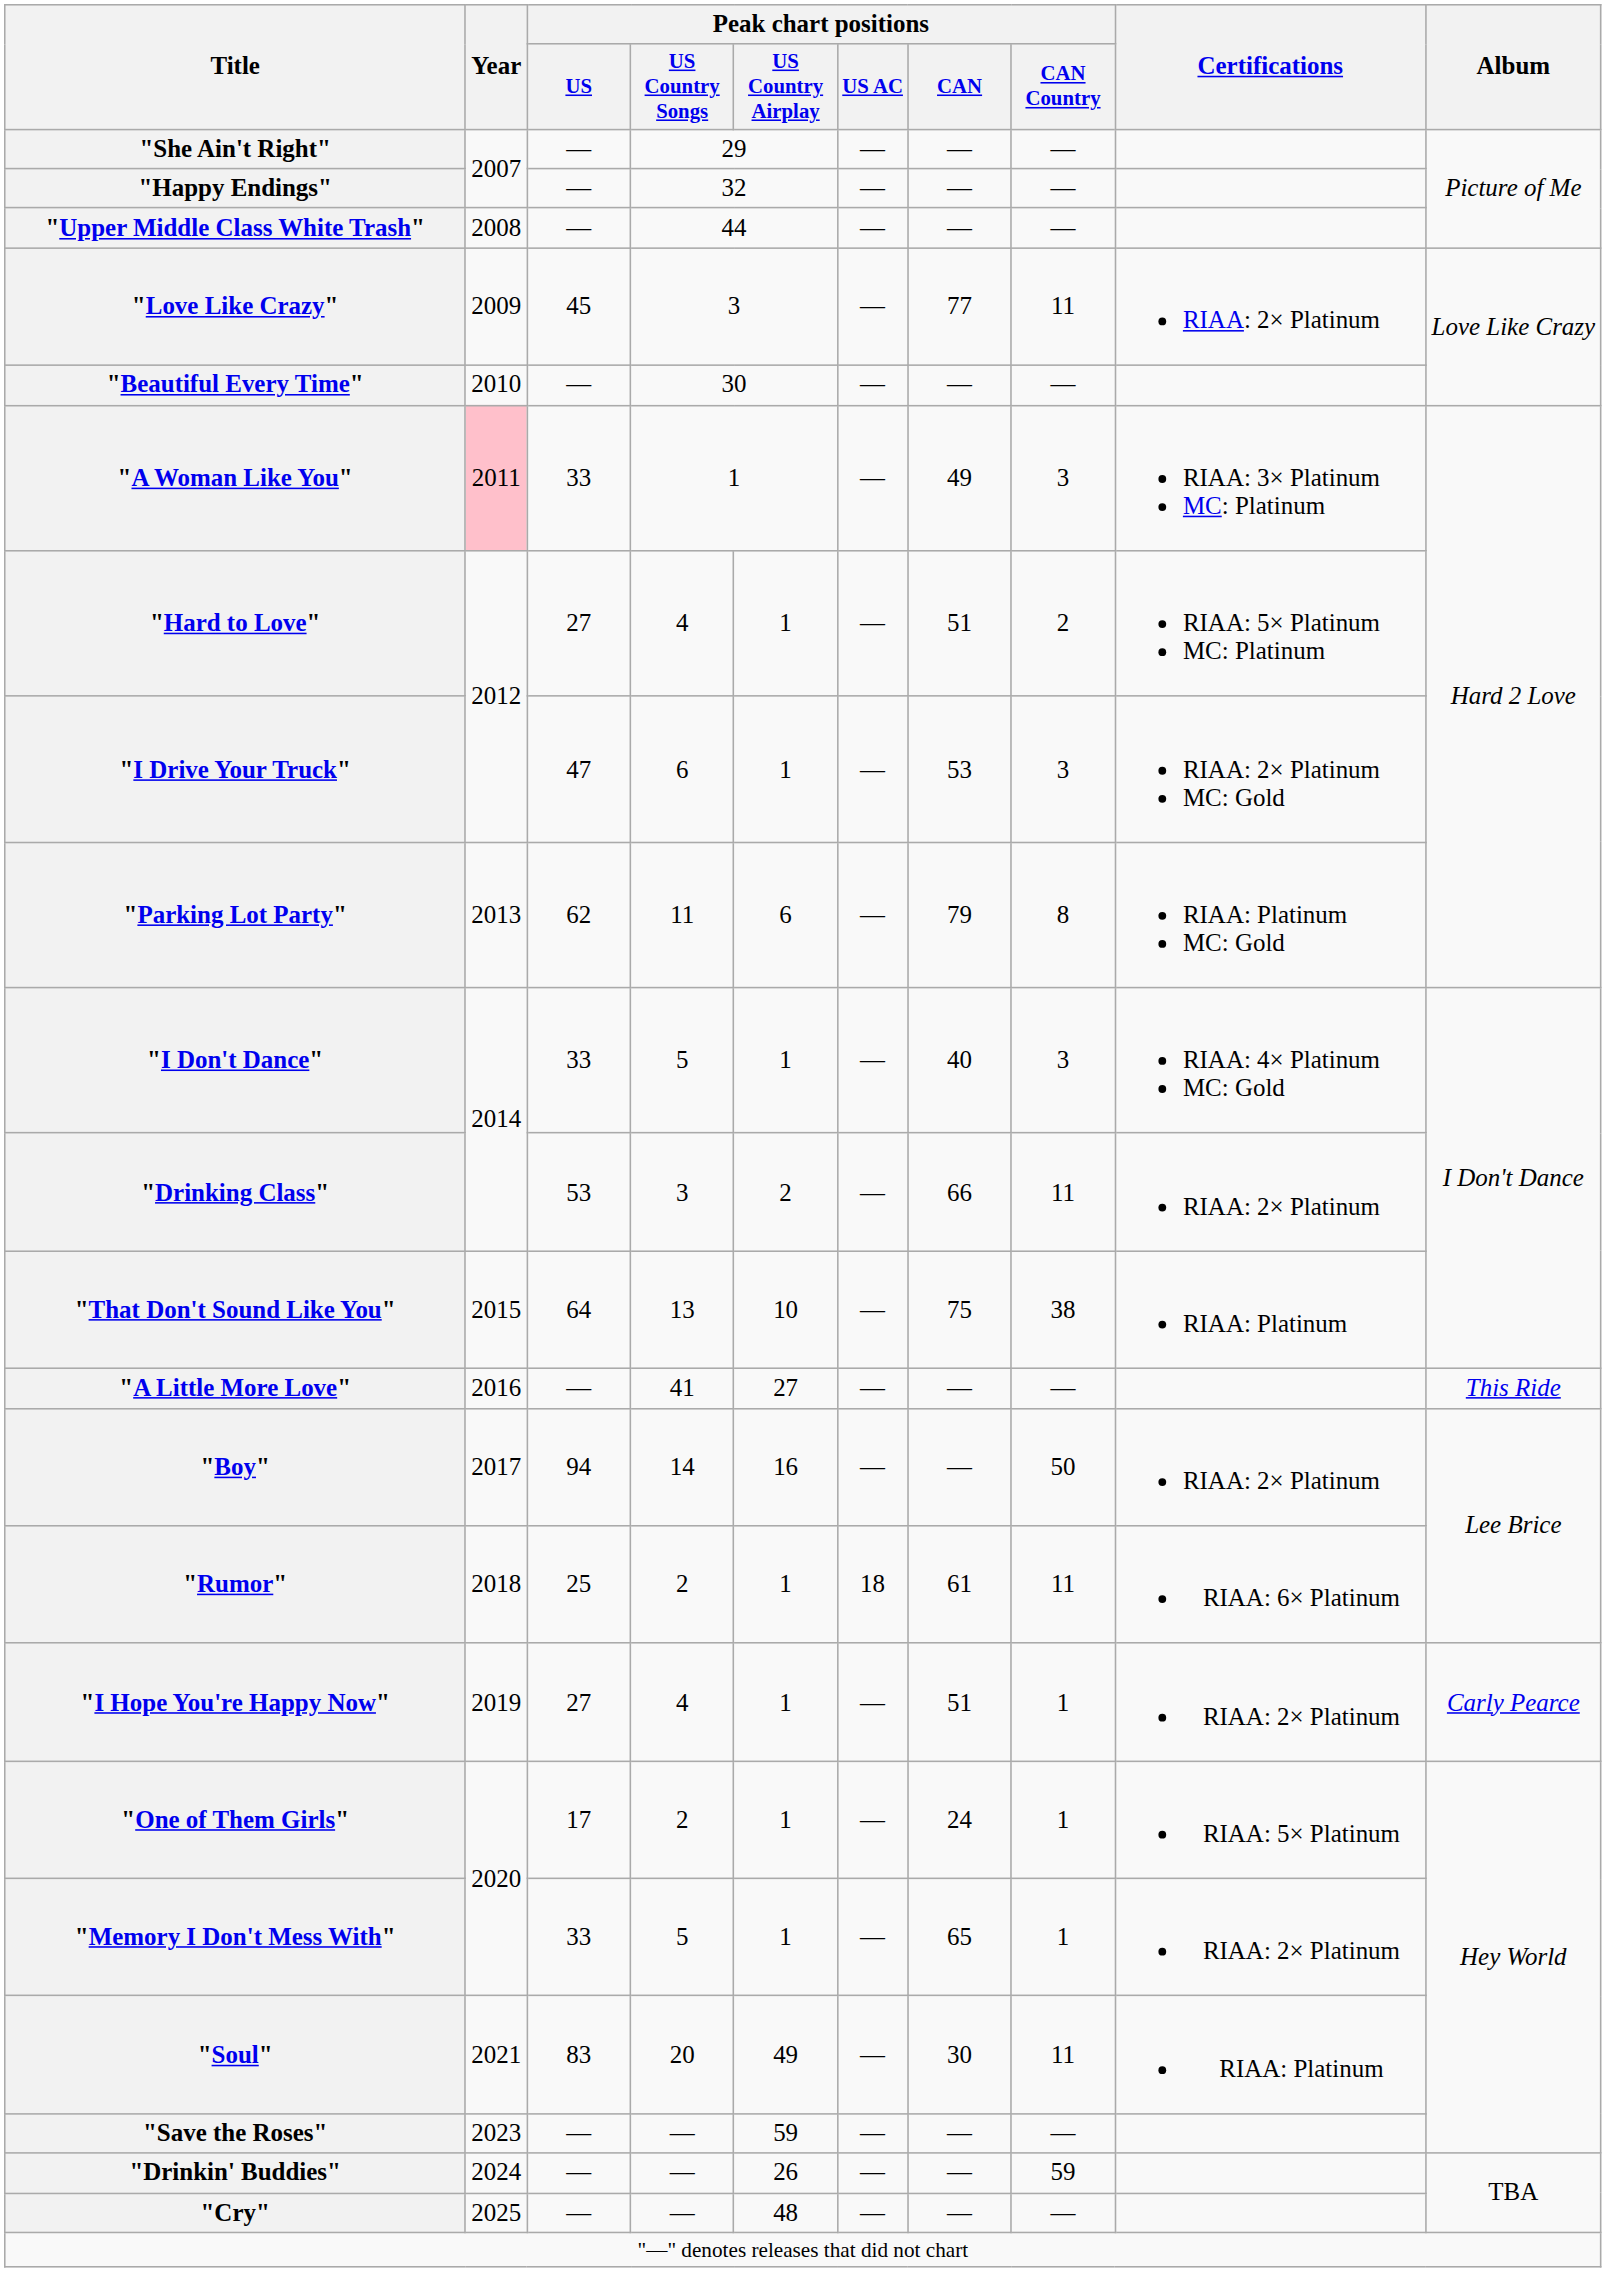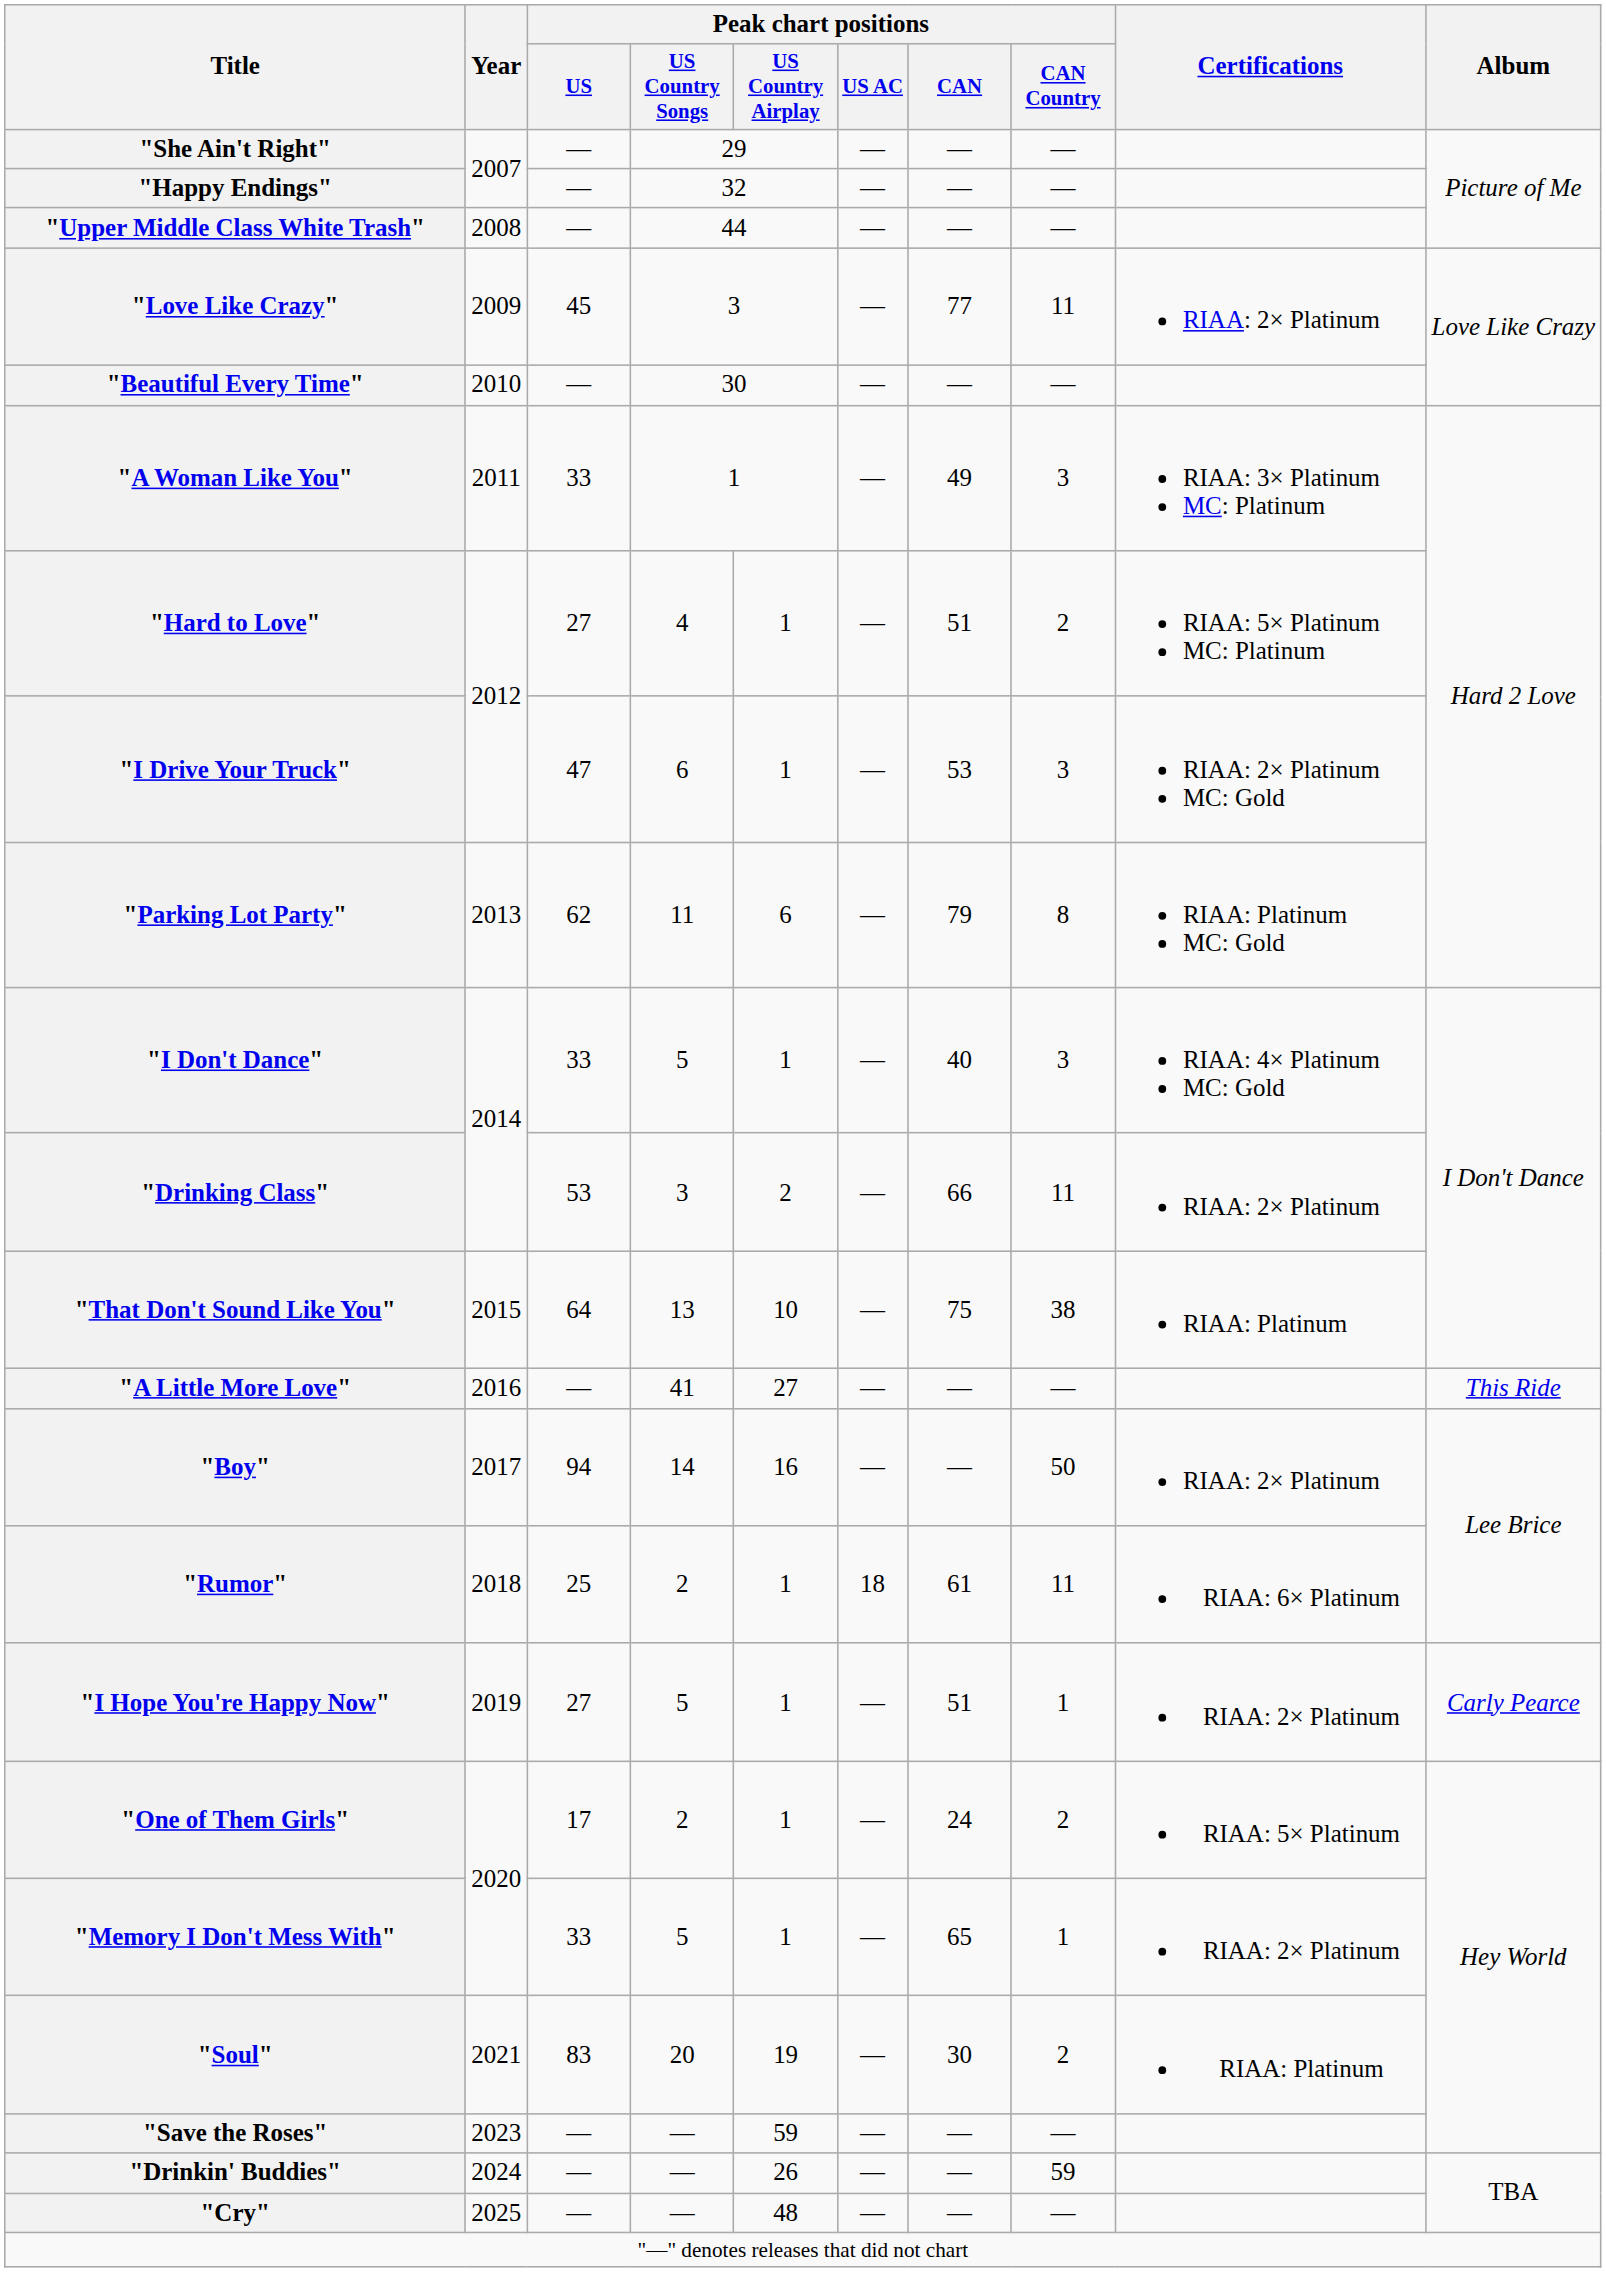(496, 477) pink background -> (496, 477) no background
(682, 1701) 4 -> (682, 1701) 5
(1063, 1819) 1 -> (1063, 1819) 2
(786, 2054) 49 -> (786, 2054) 19
(1063, 2054) 11 -> (1063, 2054) 2
